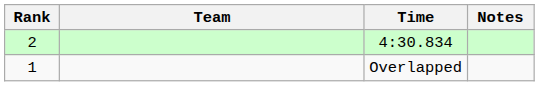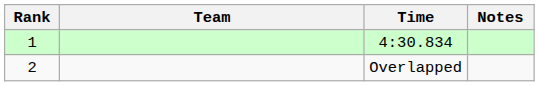(32, 42) 2 -> (32, 42) 1
(32, 68) 1 -> (32, 68) 2
